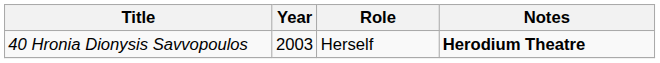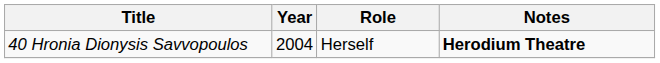(295, 44) 2003 -> (295, 44) 2004
